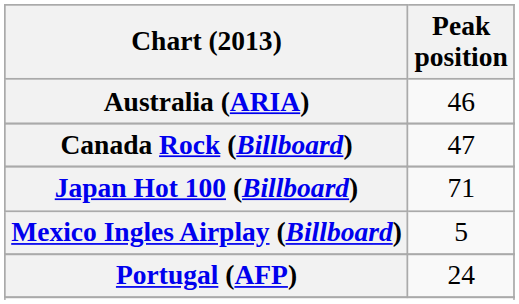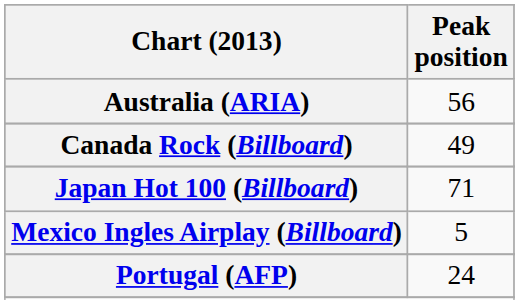(461, 100) 46 -> (461, 100) 56
(461, 144) 47 -> (461, 144) 49
